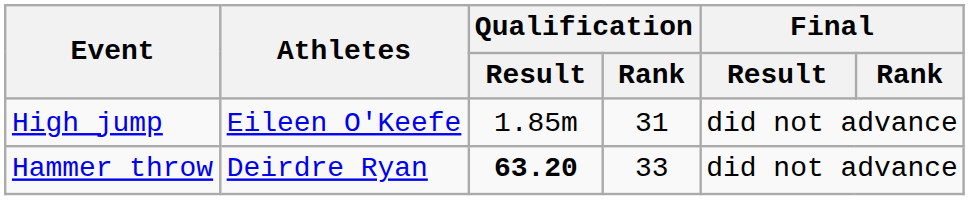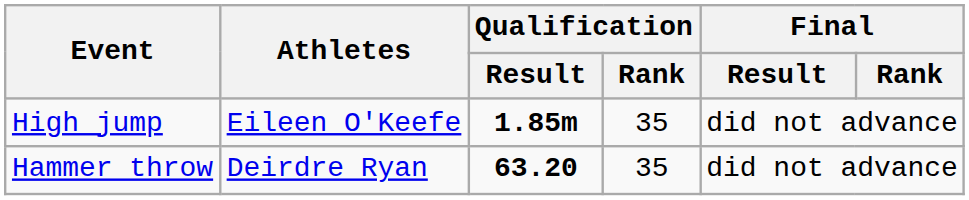(536, 122) normal -> (536, 122) bold
(652, 122) 31 -> (652, 122) 35
(652, 169) 33 -> (652, 169) 35
